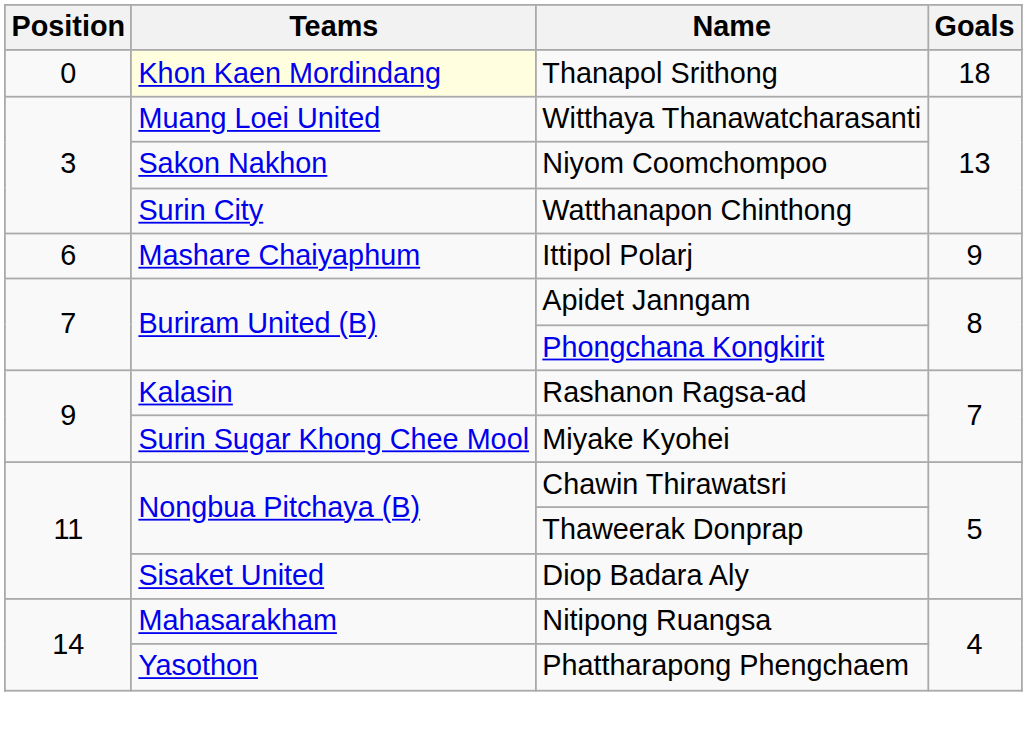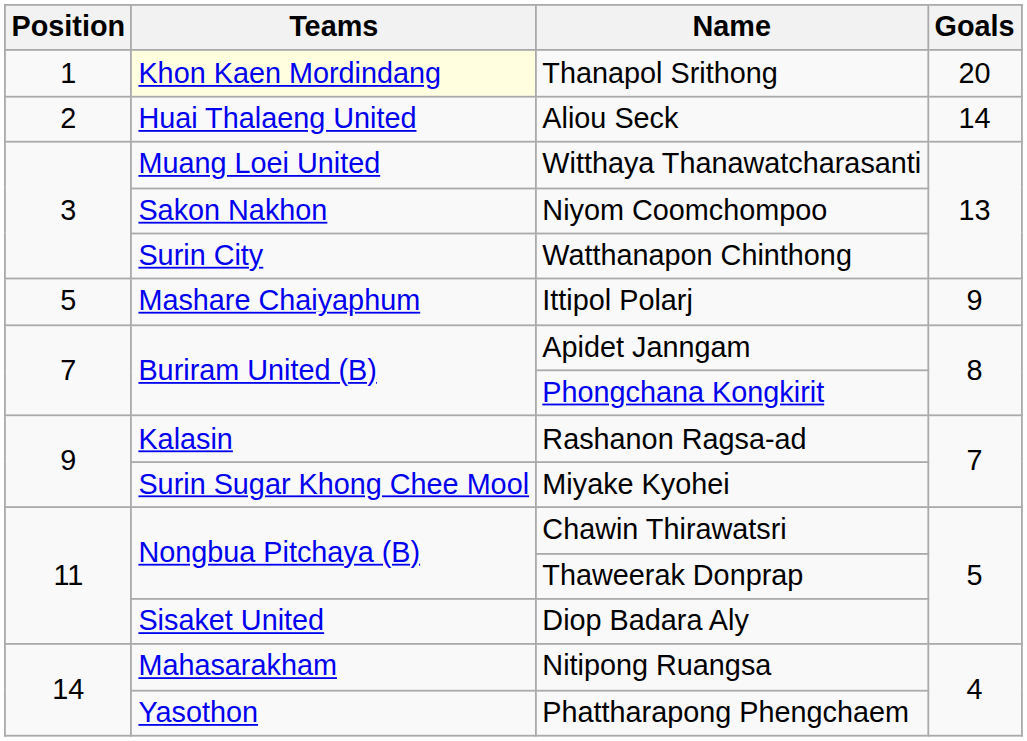(68, 73) 0 -> (68, 73) 1
(974, 73) 18 -> (974, 73) 20
+ row: (610, 118)
(68, 255) 6 -> (68, 301) 5
